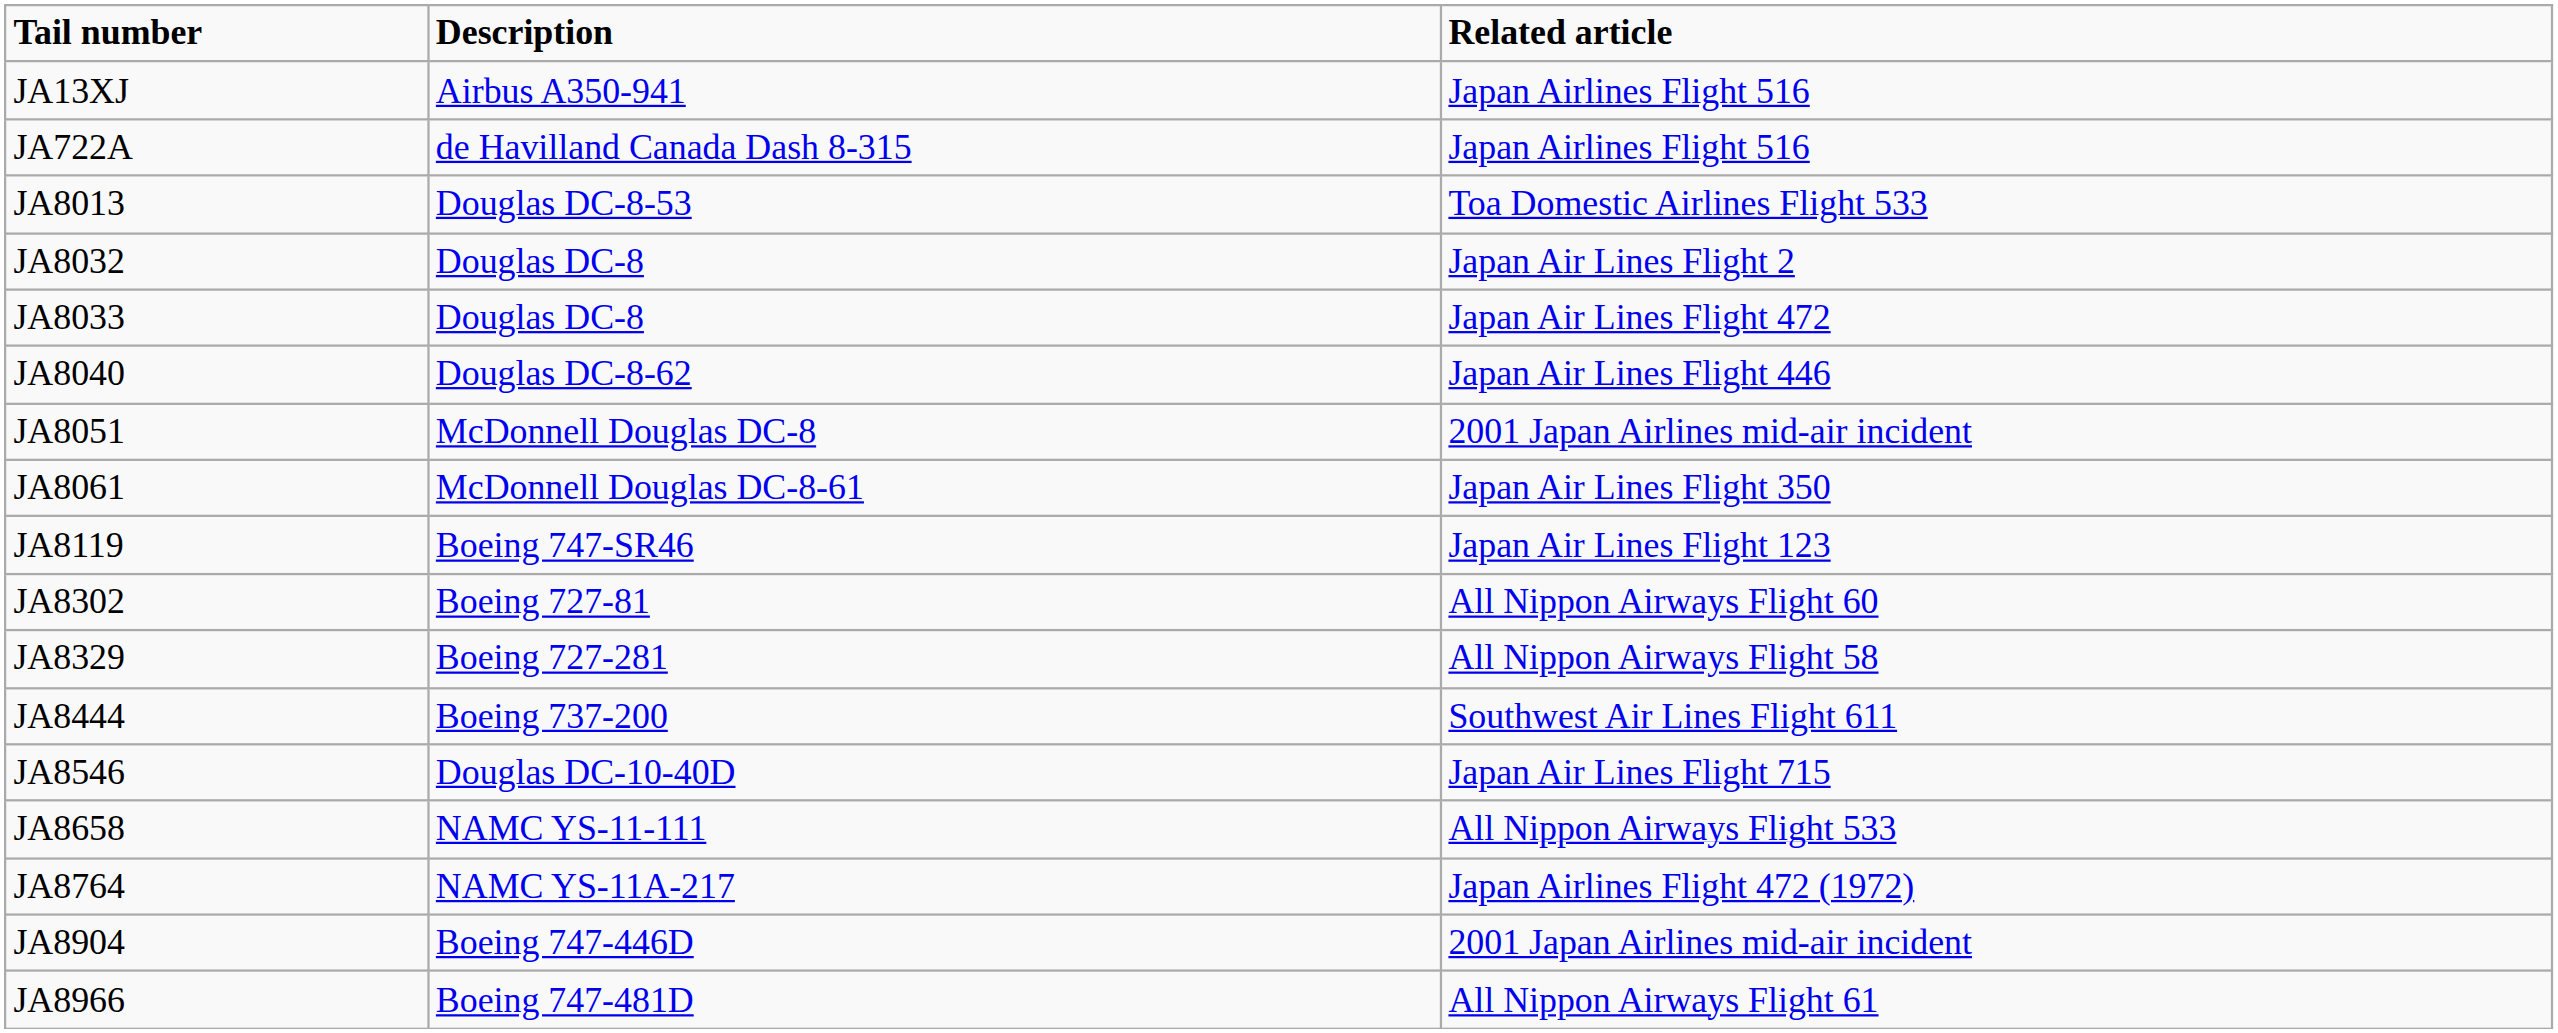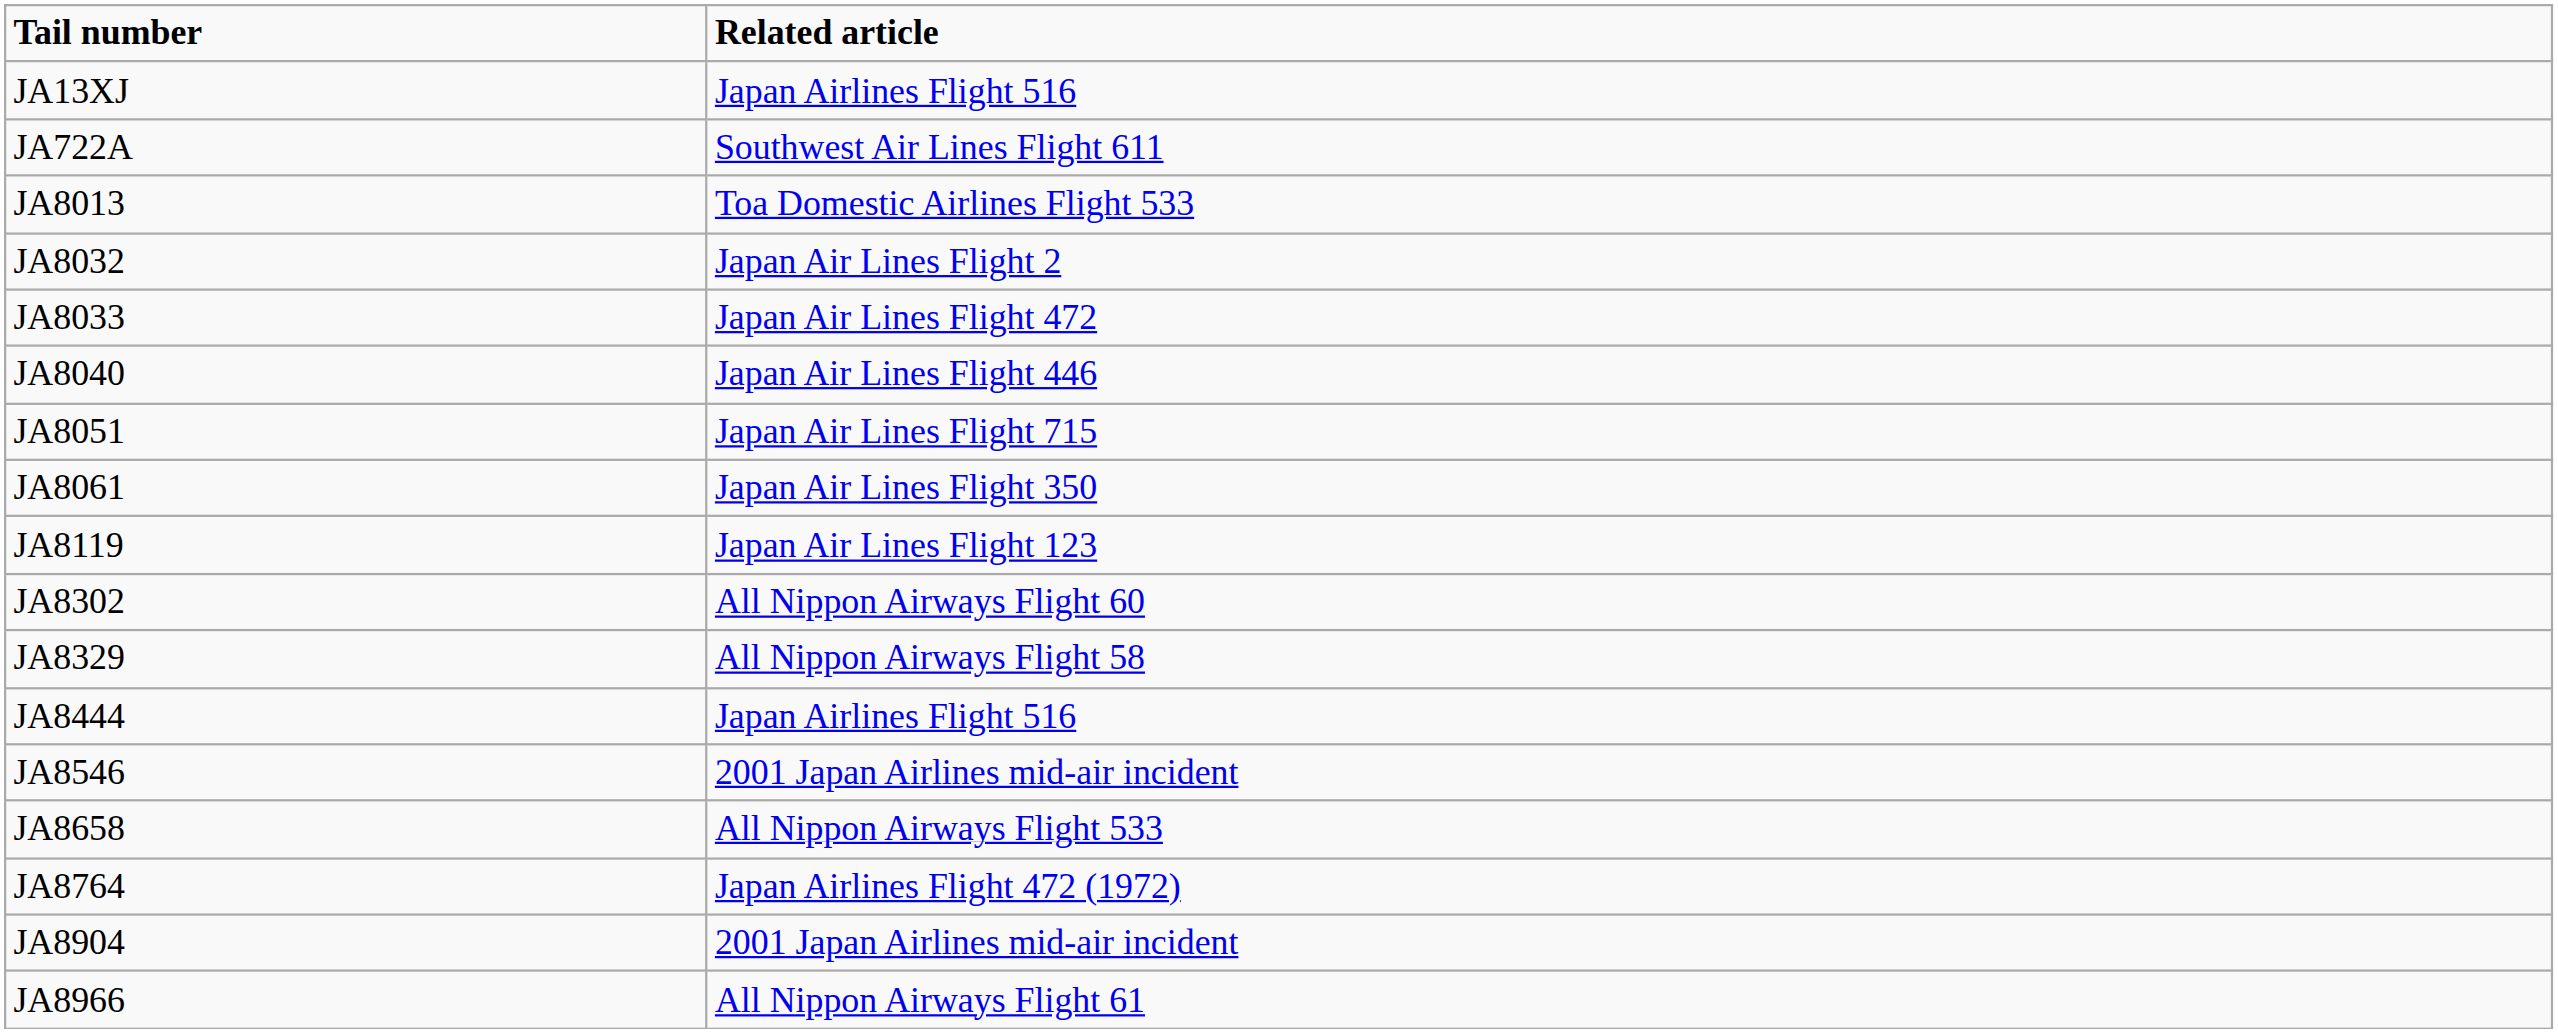- column: (524, 32)
(1629, 146) Japan Airlines Flight 516 -> (939, 146) Southwest Air Lines Flight 611
(1710, 430) 2001 Japan Airlines mid-air incident -> (906, 430) Japan Air Lines Flight 715
(1673, 715) Southwest Air Lines Flight 611 -> (896, 715) Japan Airlines Flight 516
(1640, 771) Japan Air Lines Flight 715 -> (977, 771) 2001 Japan Airlines mid-air incident
